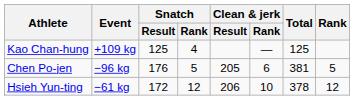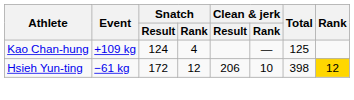(158, 50) 125 -> (158, 50) 124
- row: (40, 68)
(299, 87) 378 -> (299, 68) 398
(332, 87) no background -> (332, 68) gold background
